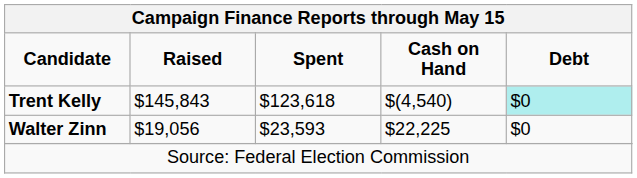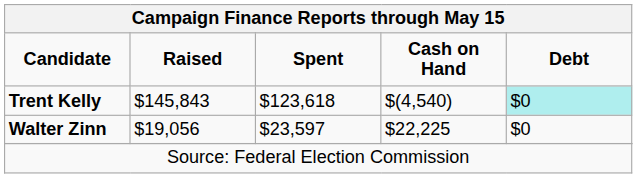(292, 129) $23,593 -> (292, 129) $23,597
